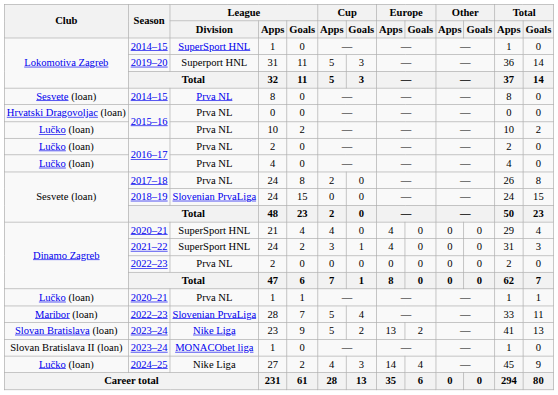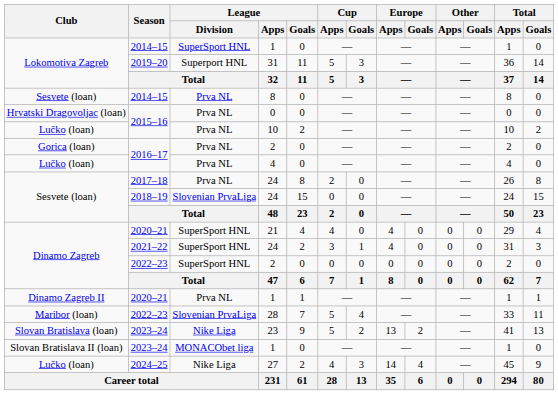(66, 146) Lučko (loan) -> (66, 146) Gorica (loan)
(214, 264) Prva NL -> (214, 264) SuperSport HNL
(66, 297) Lučko (loan) -> (66, 297) Dinamo Zagreb II
